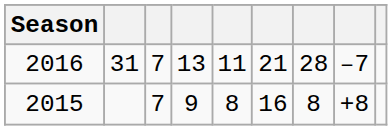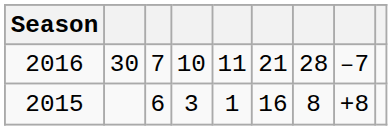(124, 64) 31 -> (124, 64) 30
(191, 64) 13 -> (191, 64) 10
(158, 104) 7 -> (158, 104) 6
(191, 104) 9 -> (191, 104) 3
(232, 104) 8 -> (232, 104) 1
